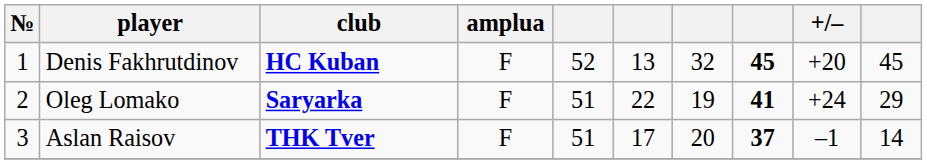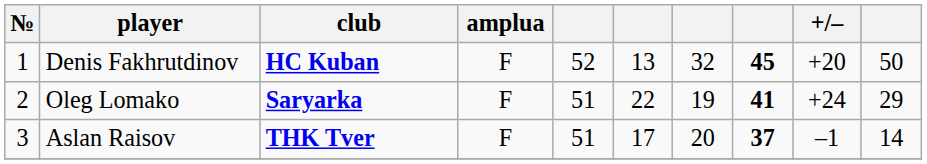(891, 61) 45 -> (891, 61) 50
